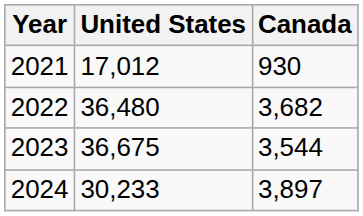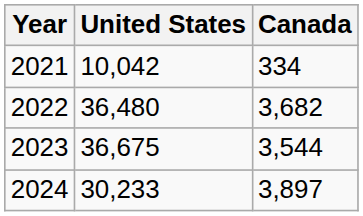(120, 66) 17,012 -> (120, 66) 10,042
(280, 66) 930 -> (280, 66) 334
